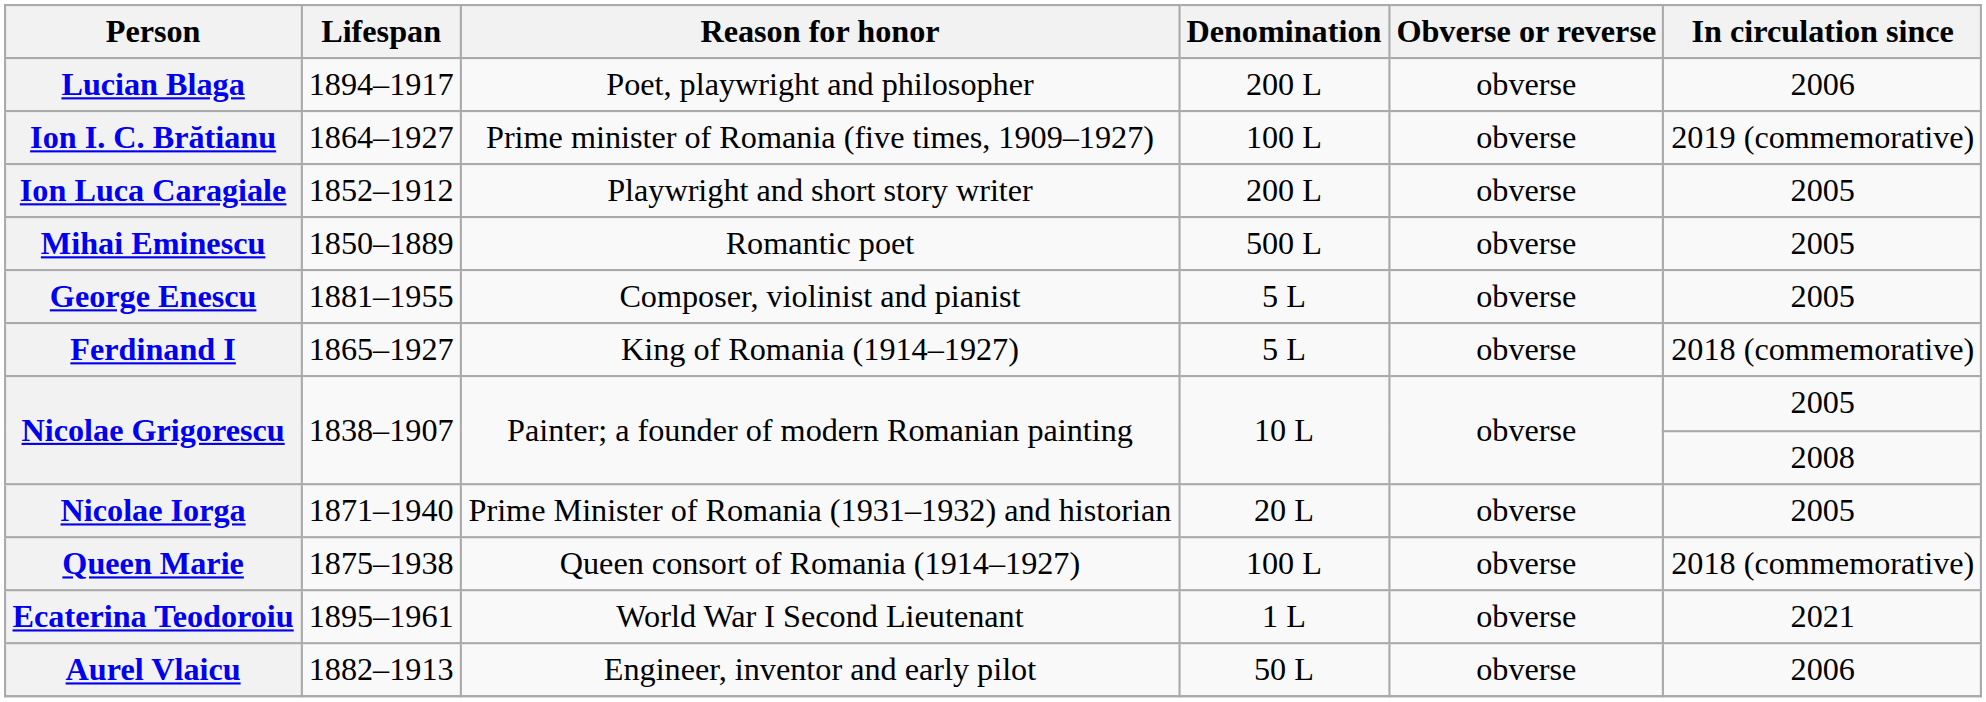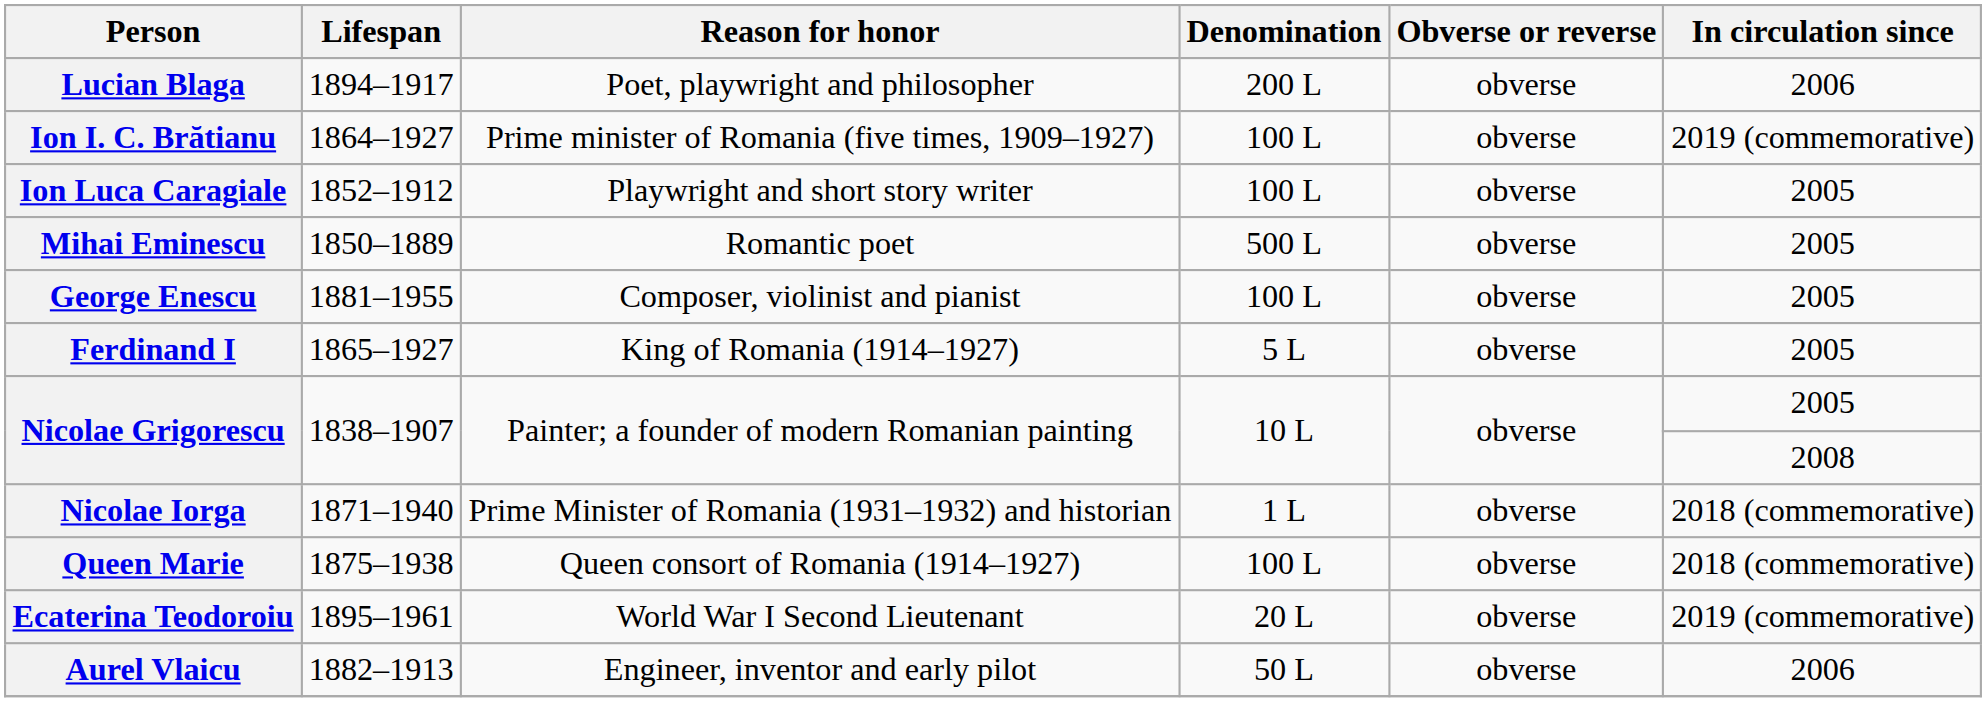(1284, 190) 200 L -> (1284, 190) 100 L
(1284, 296) 5 L -> (1284, 296) 100 L
(1823, 350) 2018 (commemorative) -> (1823, 350) 2005
(1284, 509) 20 L -> (1284, 509) 1 L
(1823, 509) 2005 -> (1823, 509) 2018 (commemorative)
(1284, 615) 1 L -> (1284, 615) 20 L
(1823, 615) 2021 -> (1823, 615) 2019 (commemorative)
